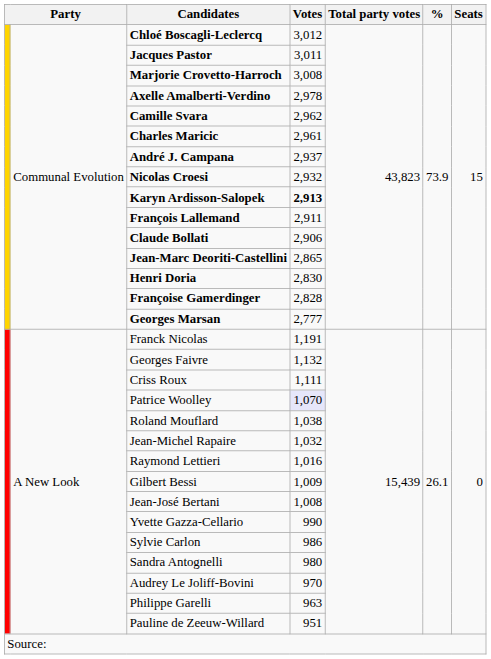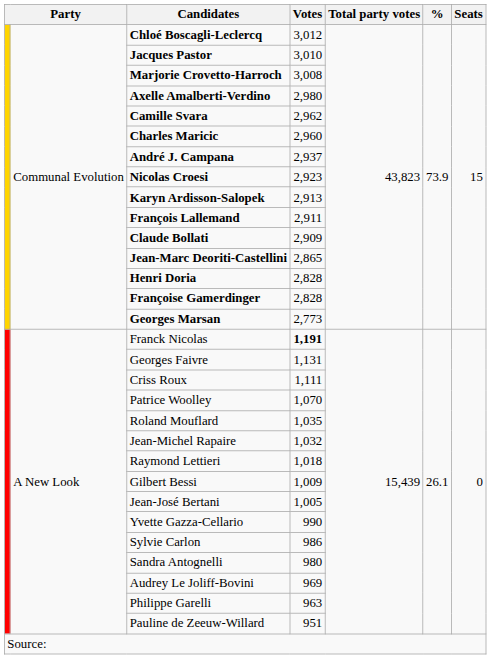(308, 55) 3,011 -> (308, 55) 3,010
(308, 95) 2,978 -> (308, 95) 2,980
(308, 136) 2,961 -> (308, 136) 2,960
(308, 177) 2,932 -> (308, 177) 2,923
(308, 197) bold -> (308, 197) normal
(308, 237) 2,906 -> (308, 237) 2,909
(308, 278) 2,830 -> (308, 278) 2,828
(308, 319) 2,777 -> (308, 319) 2,773
(308, 339) normal -> (308, 339) bold
(308, 359) 1,132 -> (308, 359) 1,131
(308, 400) lavender background -> (308, 400) no background
(308, 420) 1,038 -> (308, 420) 1,035
(308, 461) 1,016 -> (308, 461) 1,018
(308, 501) 1,008 -> (308, 501) 1,005
(313, 583) 970 -> (313, 583) 969
